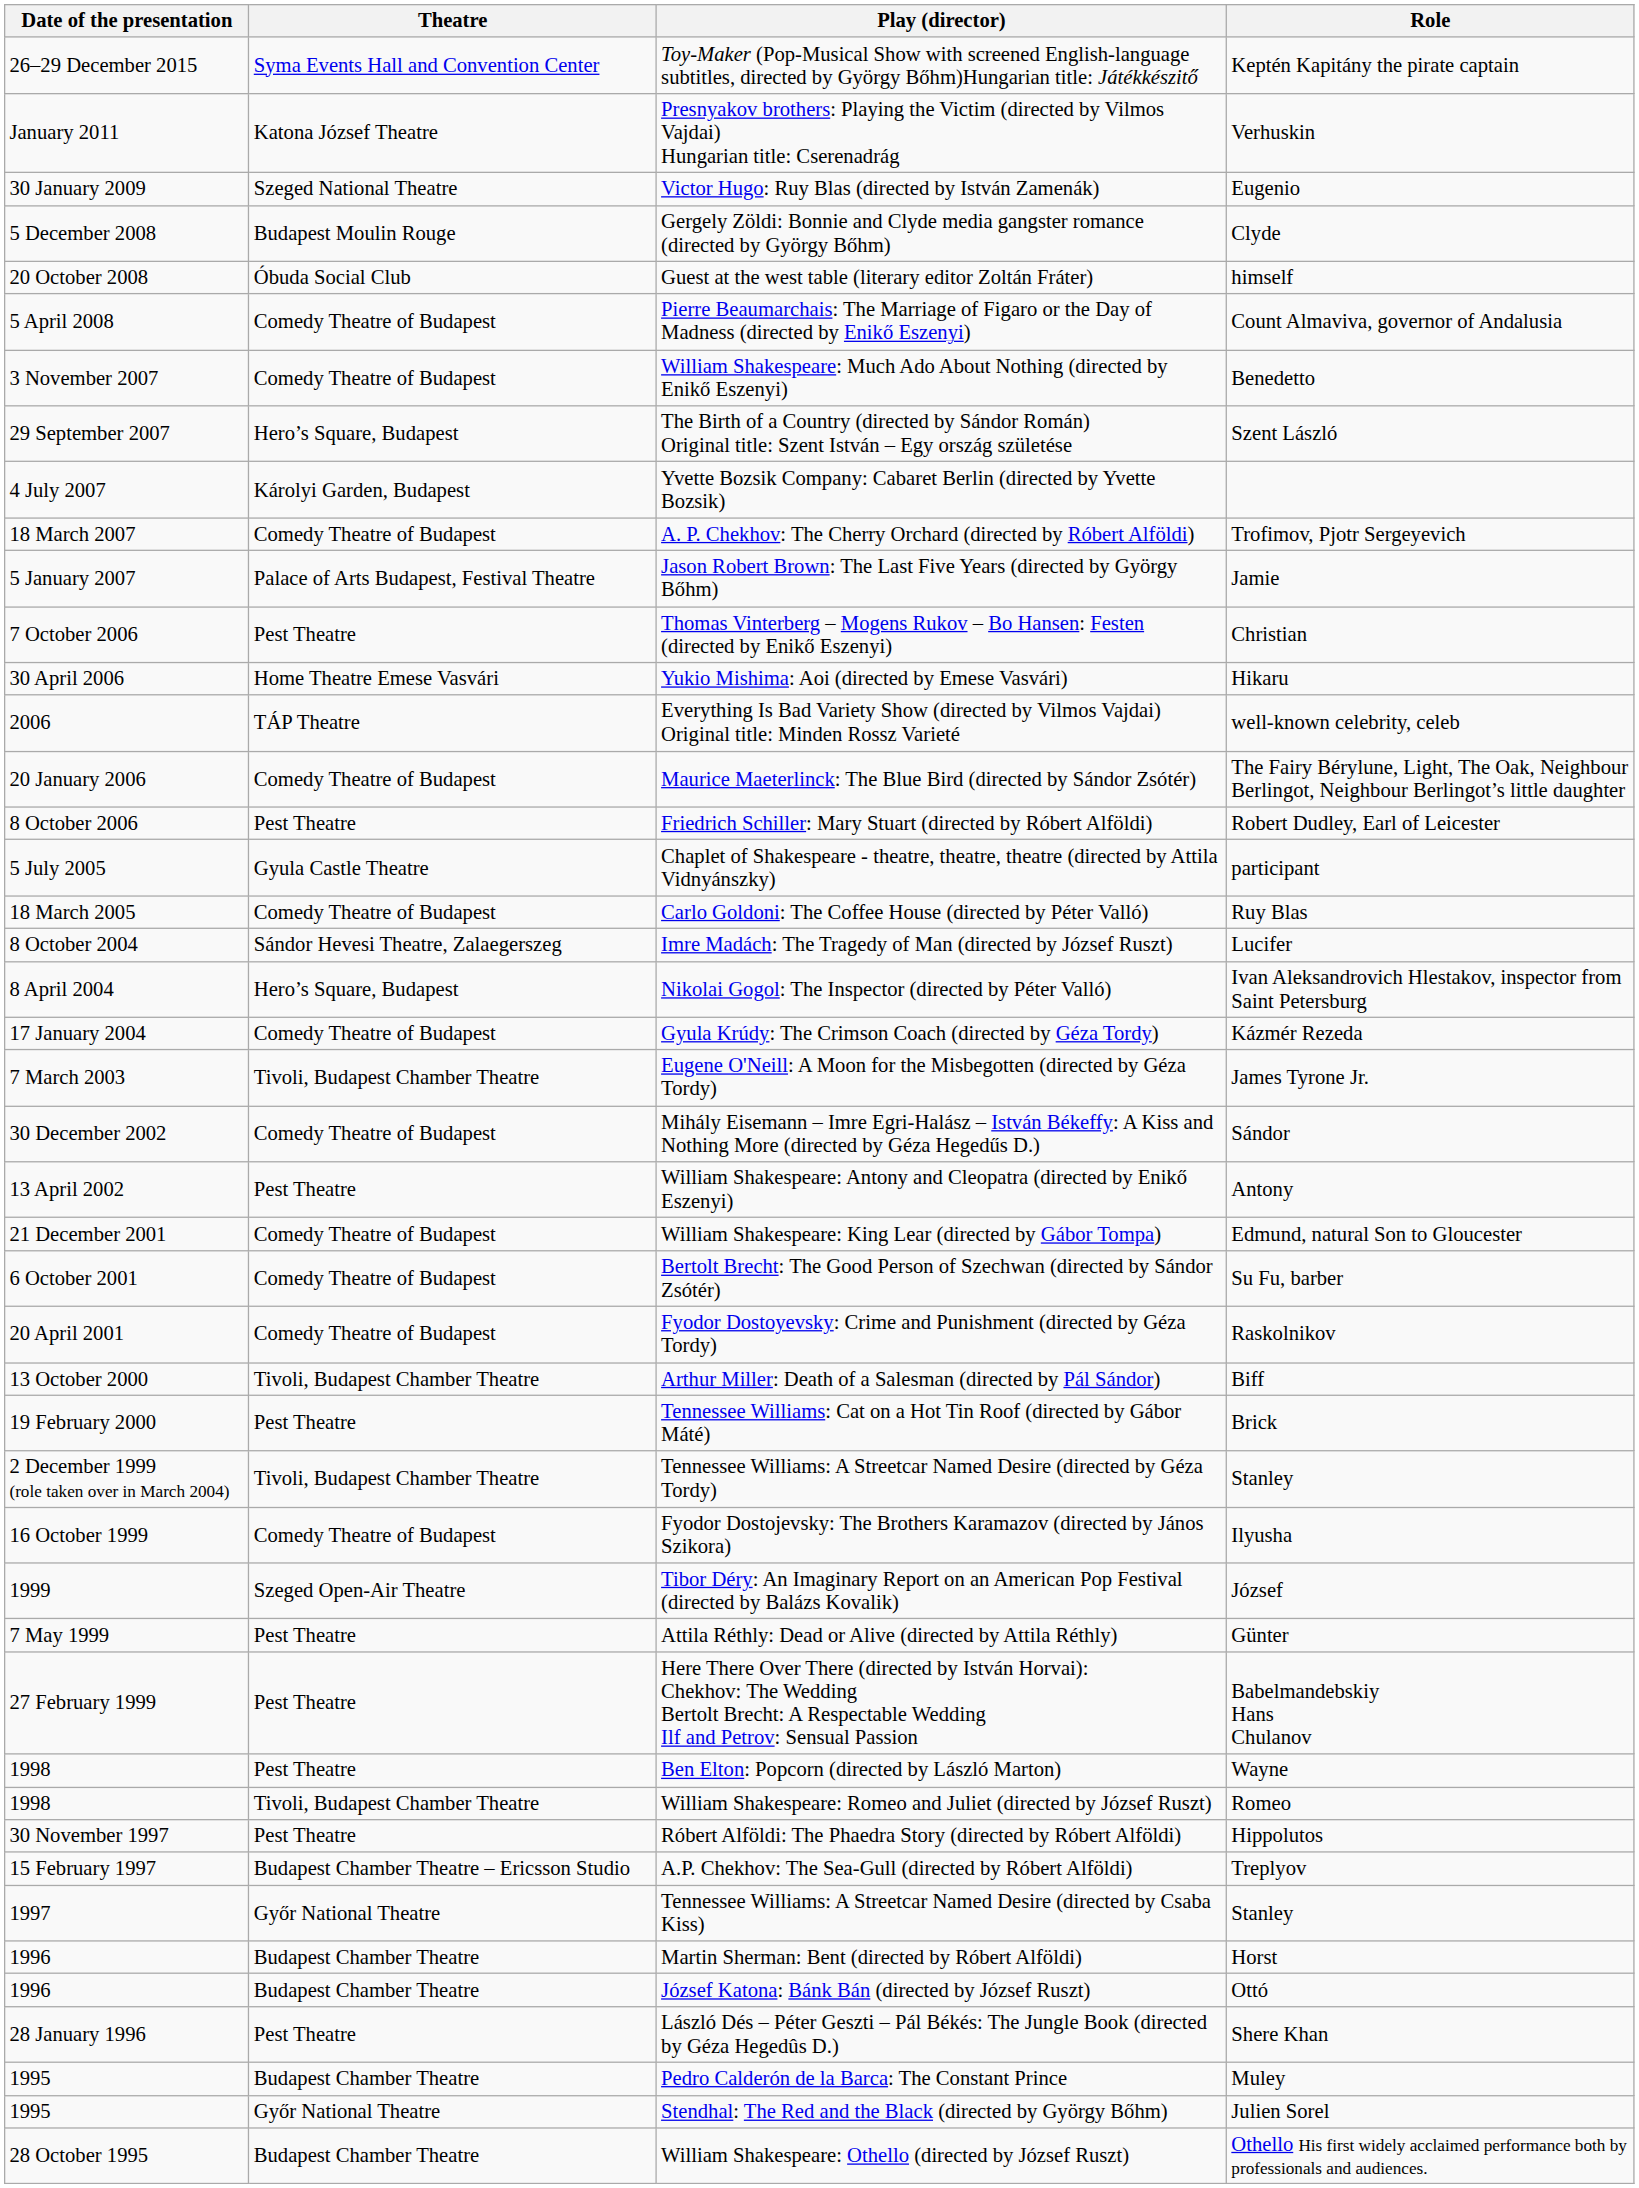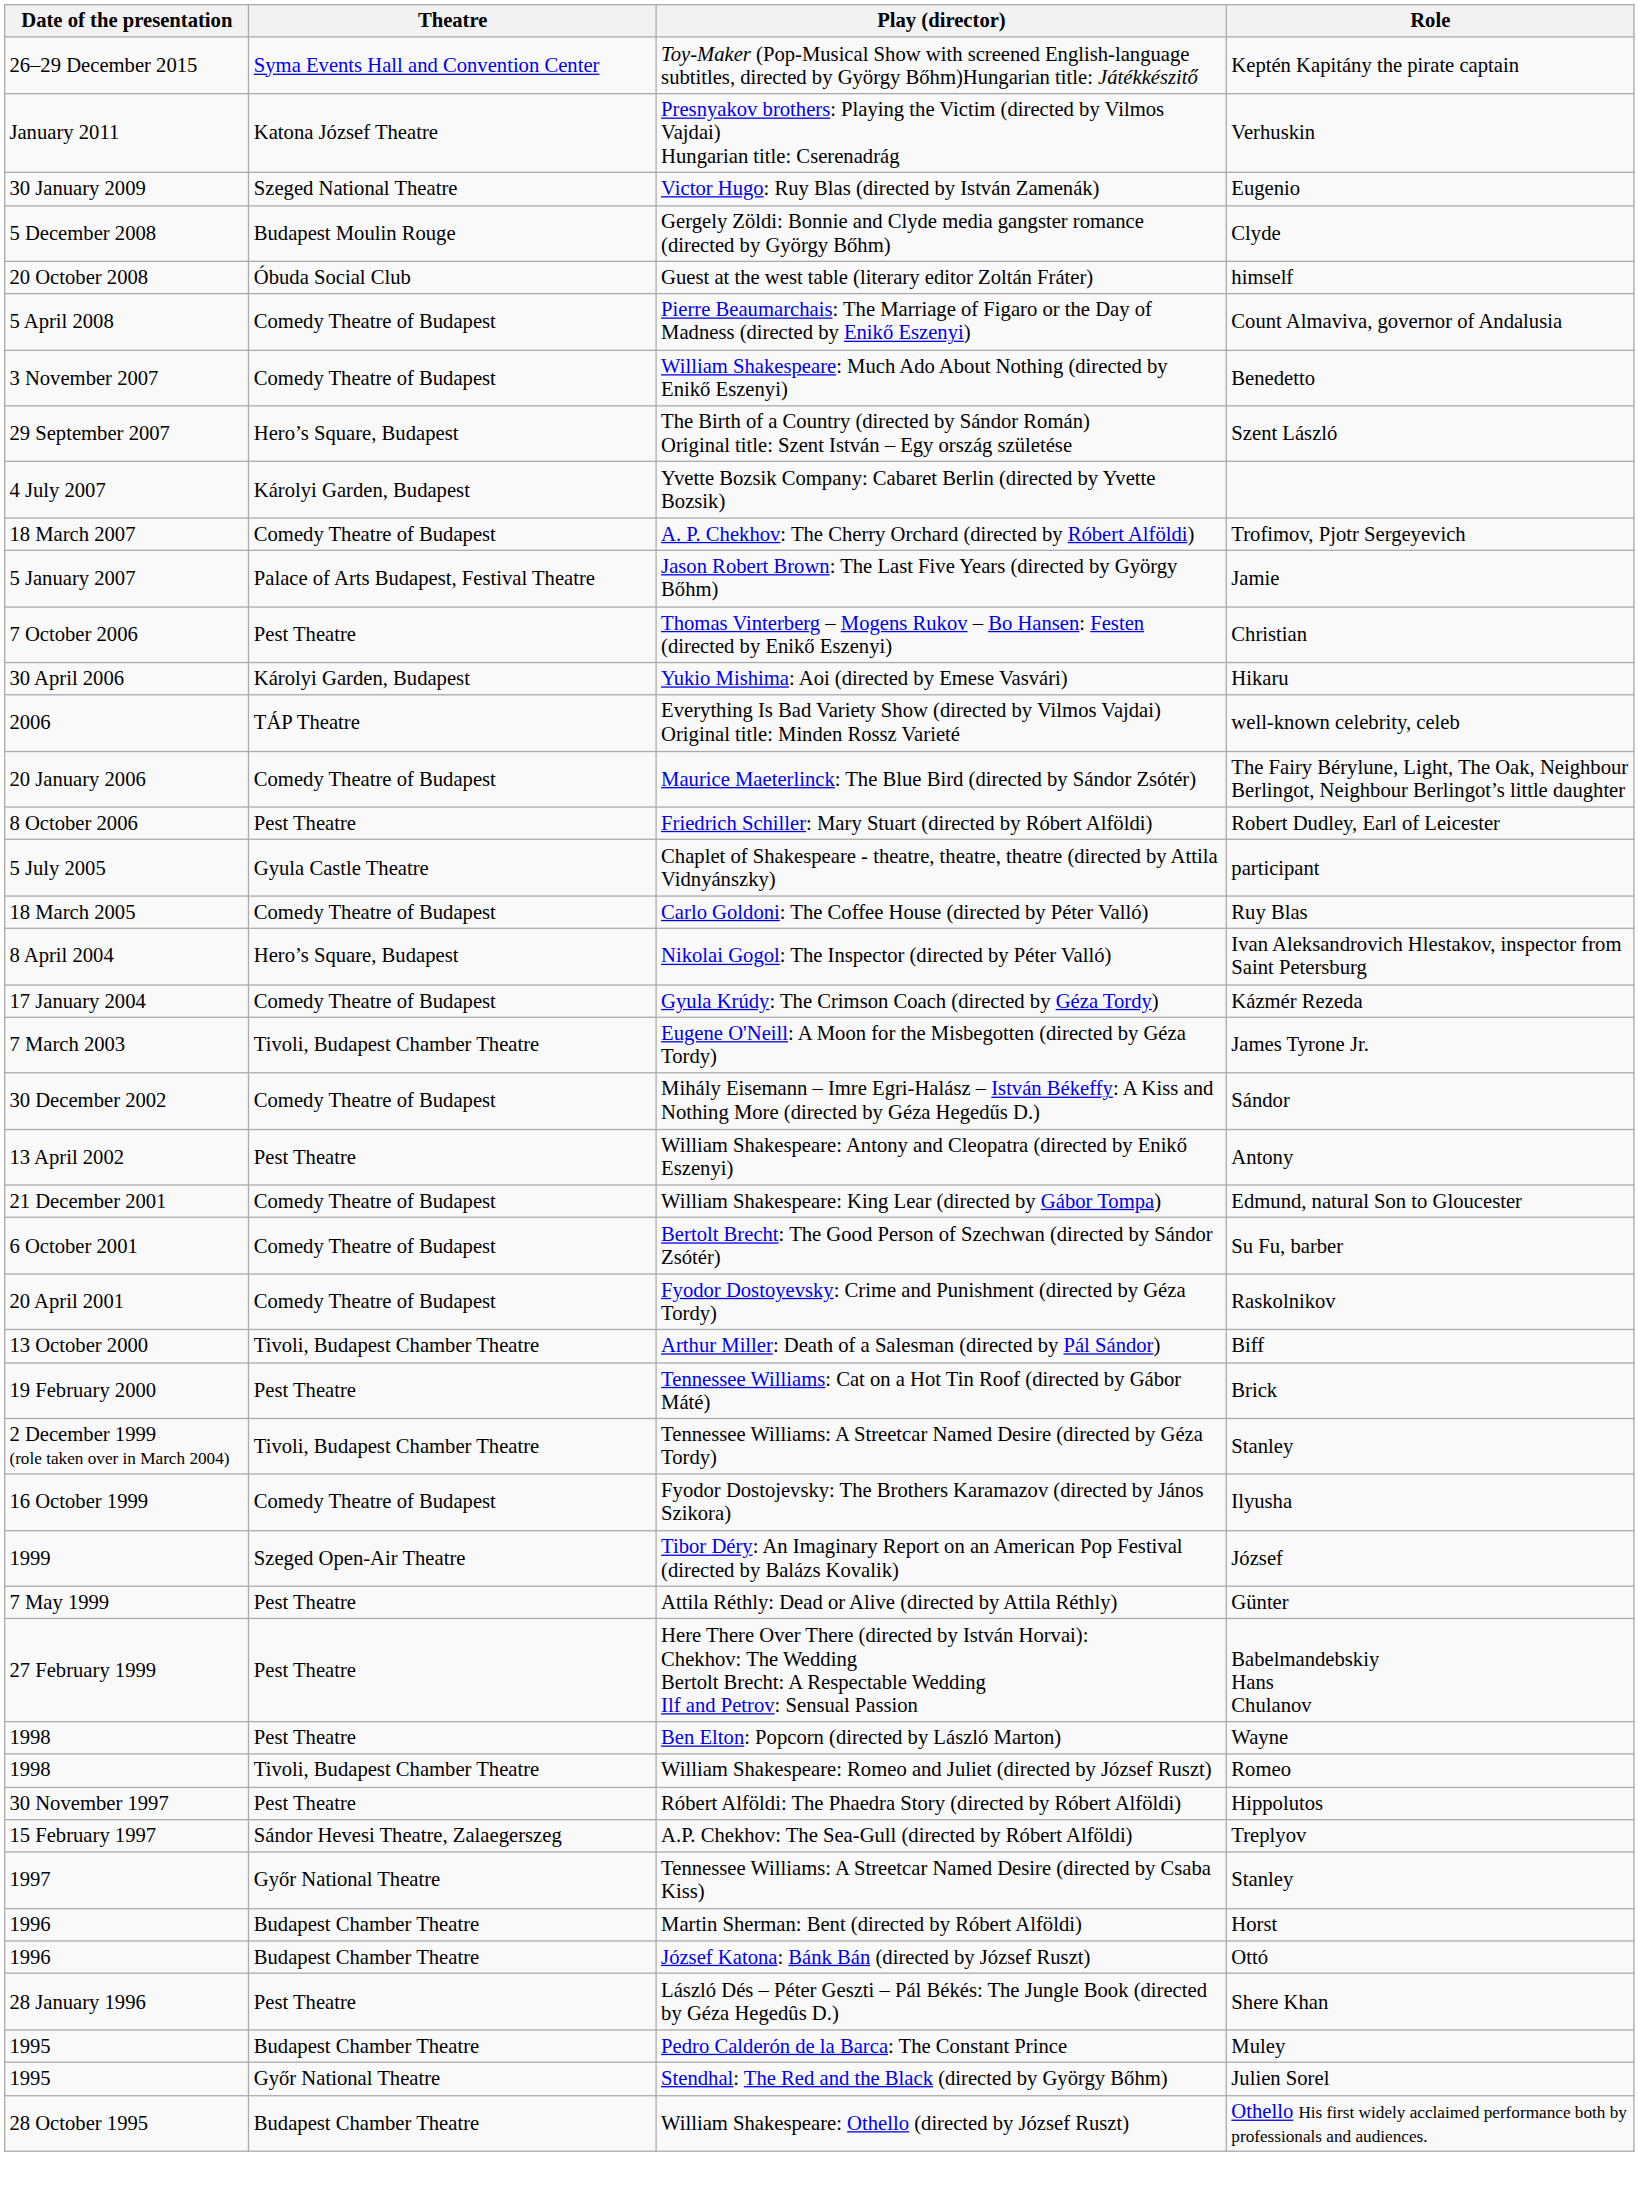(376, 678) Home Theatre Emese Vasvári -> (362, 678) Károlyi Garden, Budapest
- row: (917, 944)
(442, 1868) Budapest Chamber Theatre – Ericsson Studio -> (408, 1835) Sándor Hevesi Theatre, Zalaegerszeg
